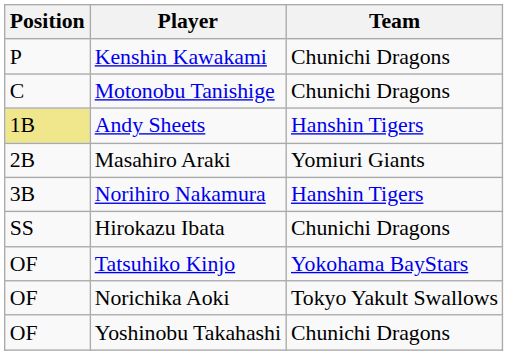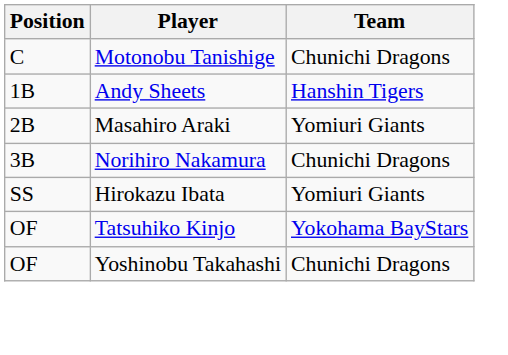- row: (181, 56)
(22, 125) khaki background -> (22, 90) no background
(357, 194) Hanshin Tigers -> (370, 159) Chunichi Dragons
(370, 228) Chunichi Dragons -> (358, 194) Yomiuri Giants
- row: (162, 297)
